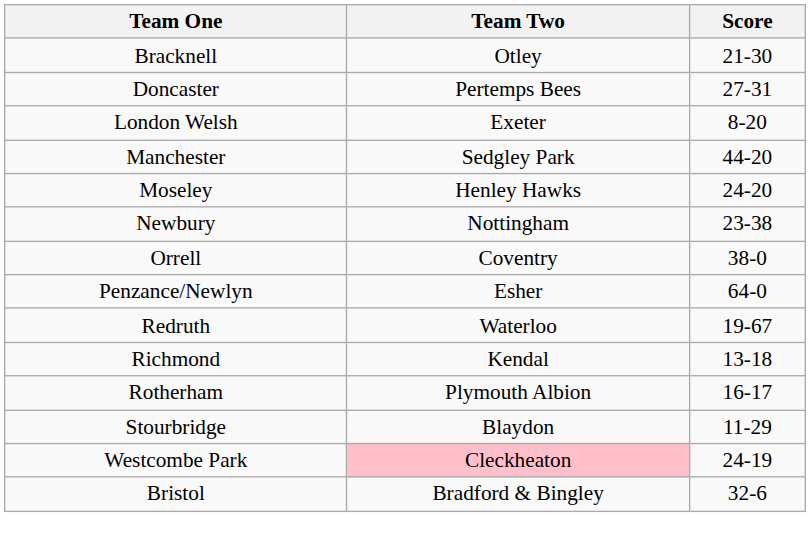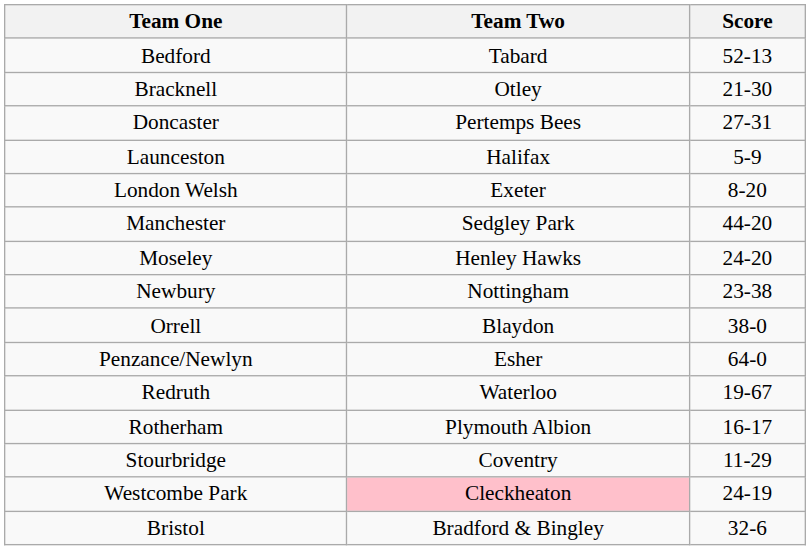+ row: (176, 55)
+ row: (176, 156)
(518, 257) Coventry -> (518, 325) Blaydon
- row: (176, 358)
(518, 426) Blaydon -> (518, 460) Coventry
